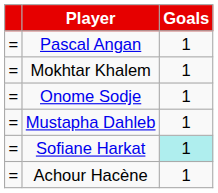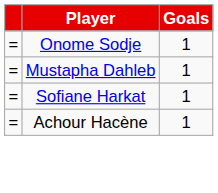- row: (91, 44)
- row: (91, 70)
(186, 149) paleturquoise background -> (186, 97) no background
